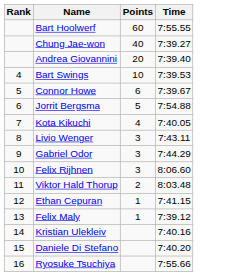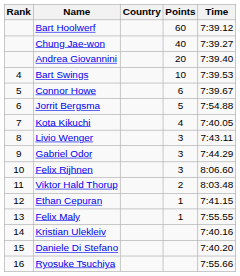+ column: (142, 12)
(174, 28) 7:55.55 -> (217, 28) 7:39.12
(174, 216) 7:39.12 -> (217, 216) 7:55.55
